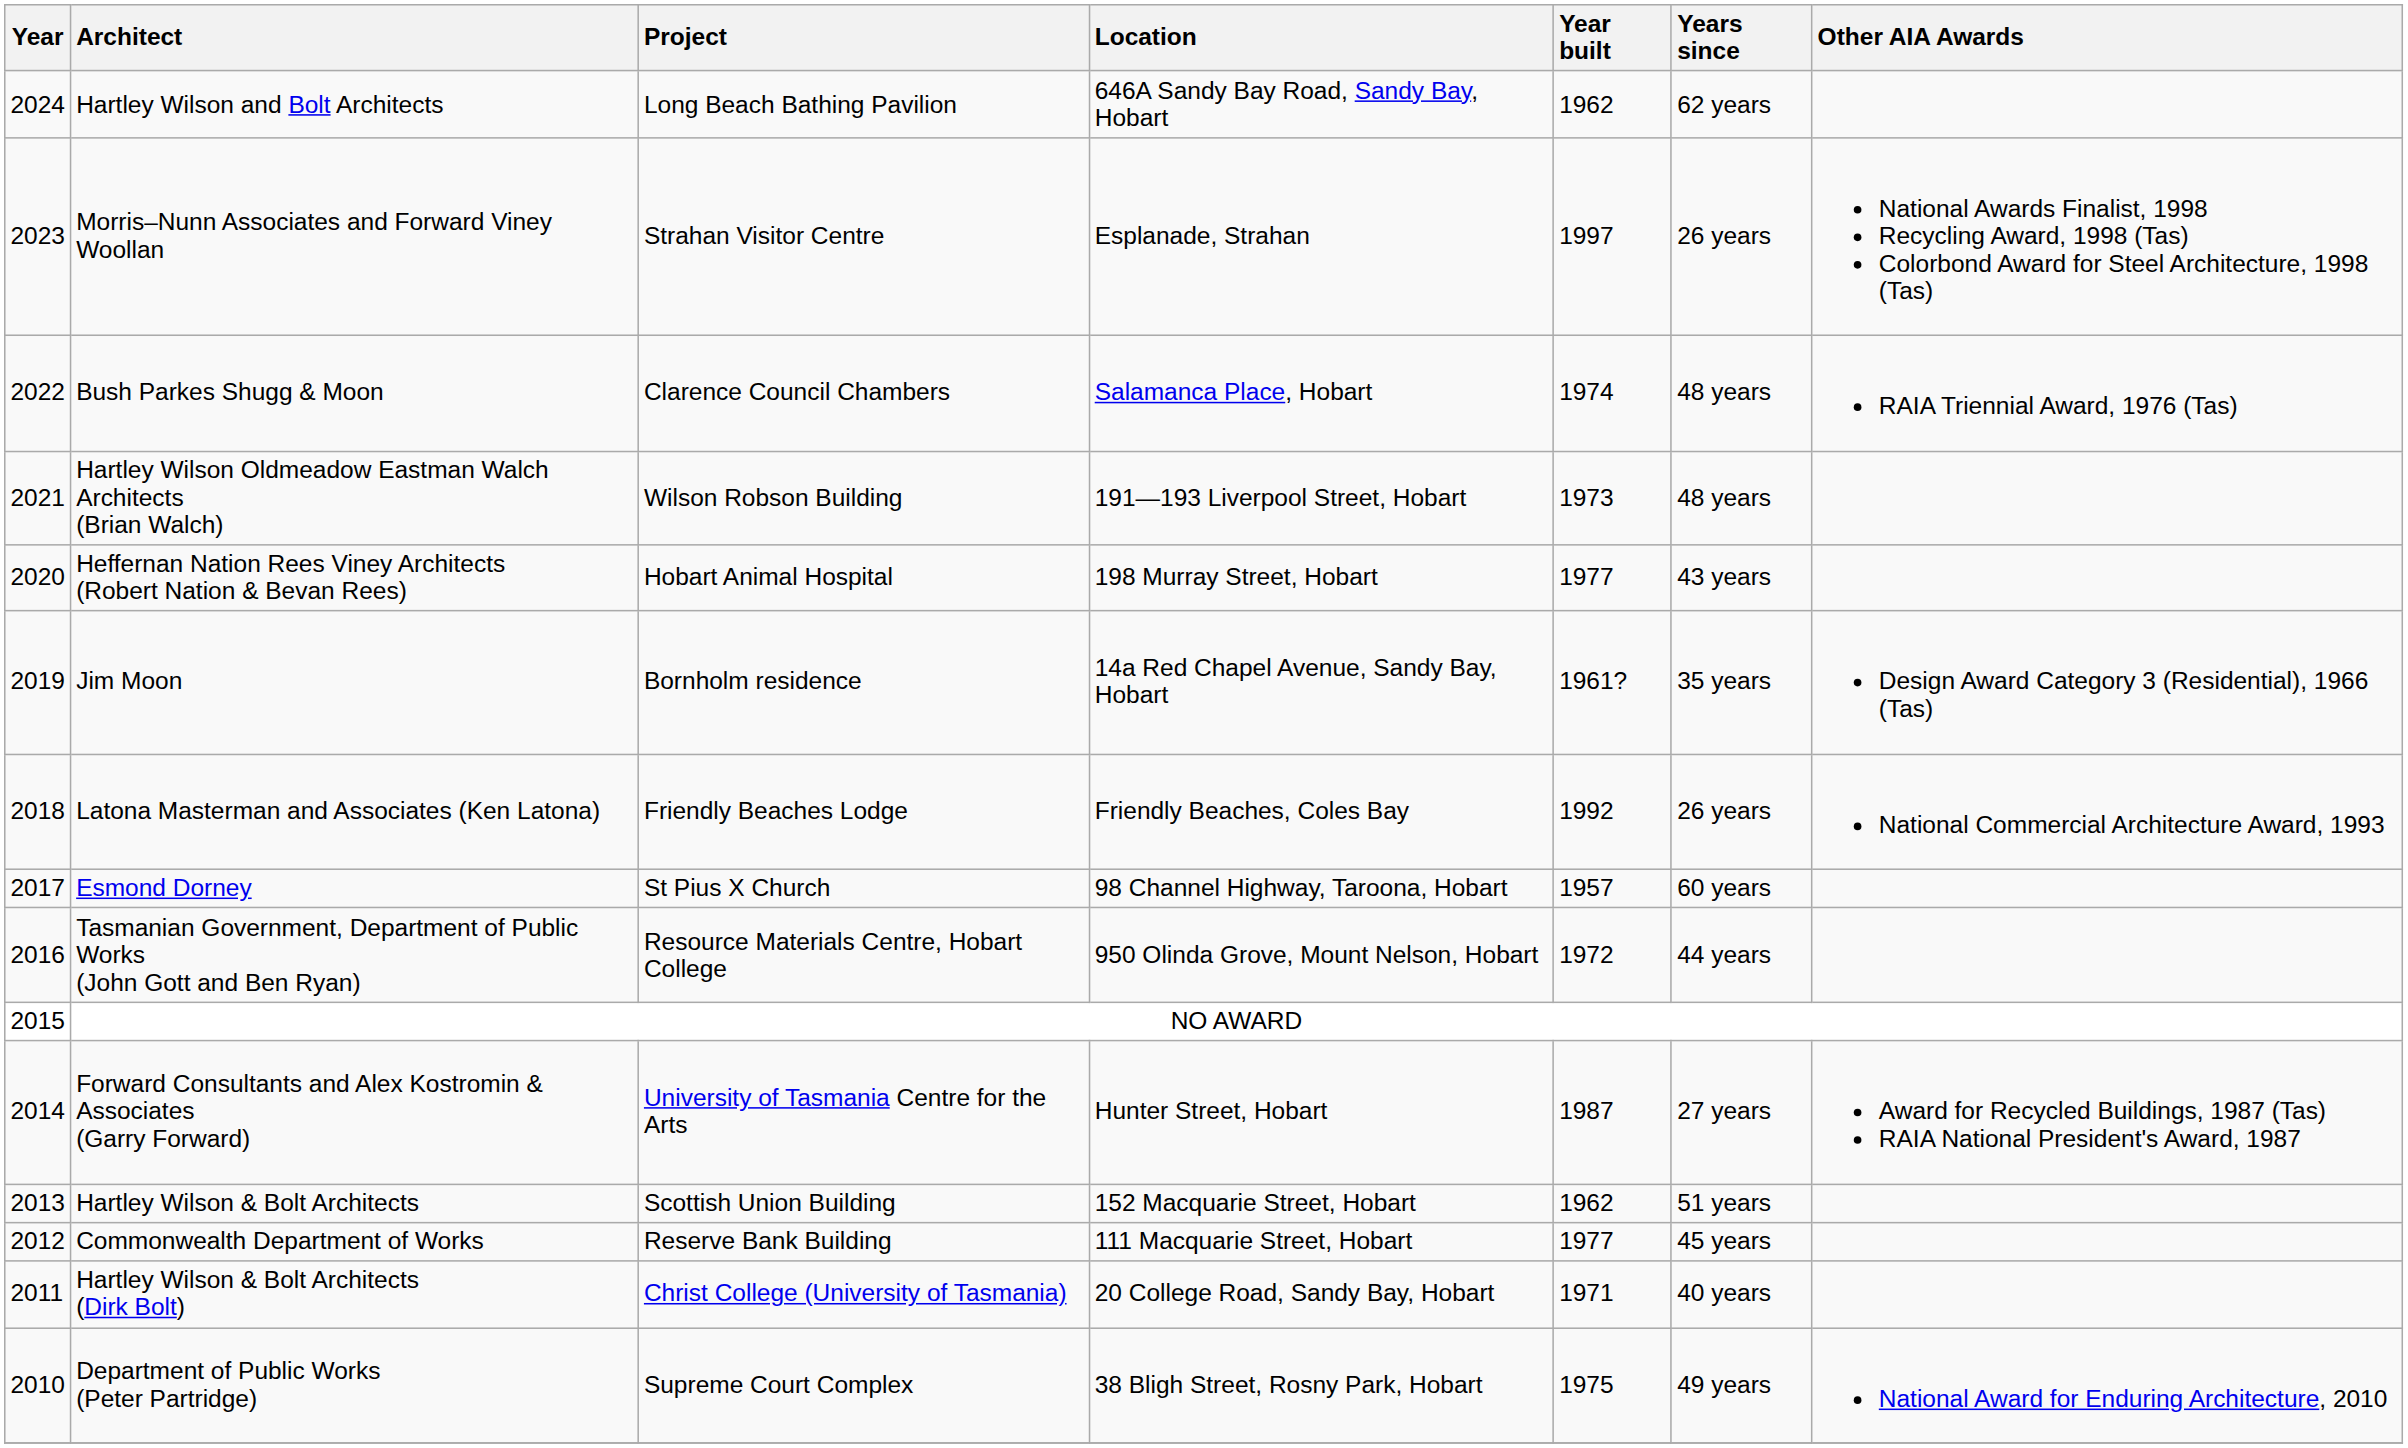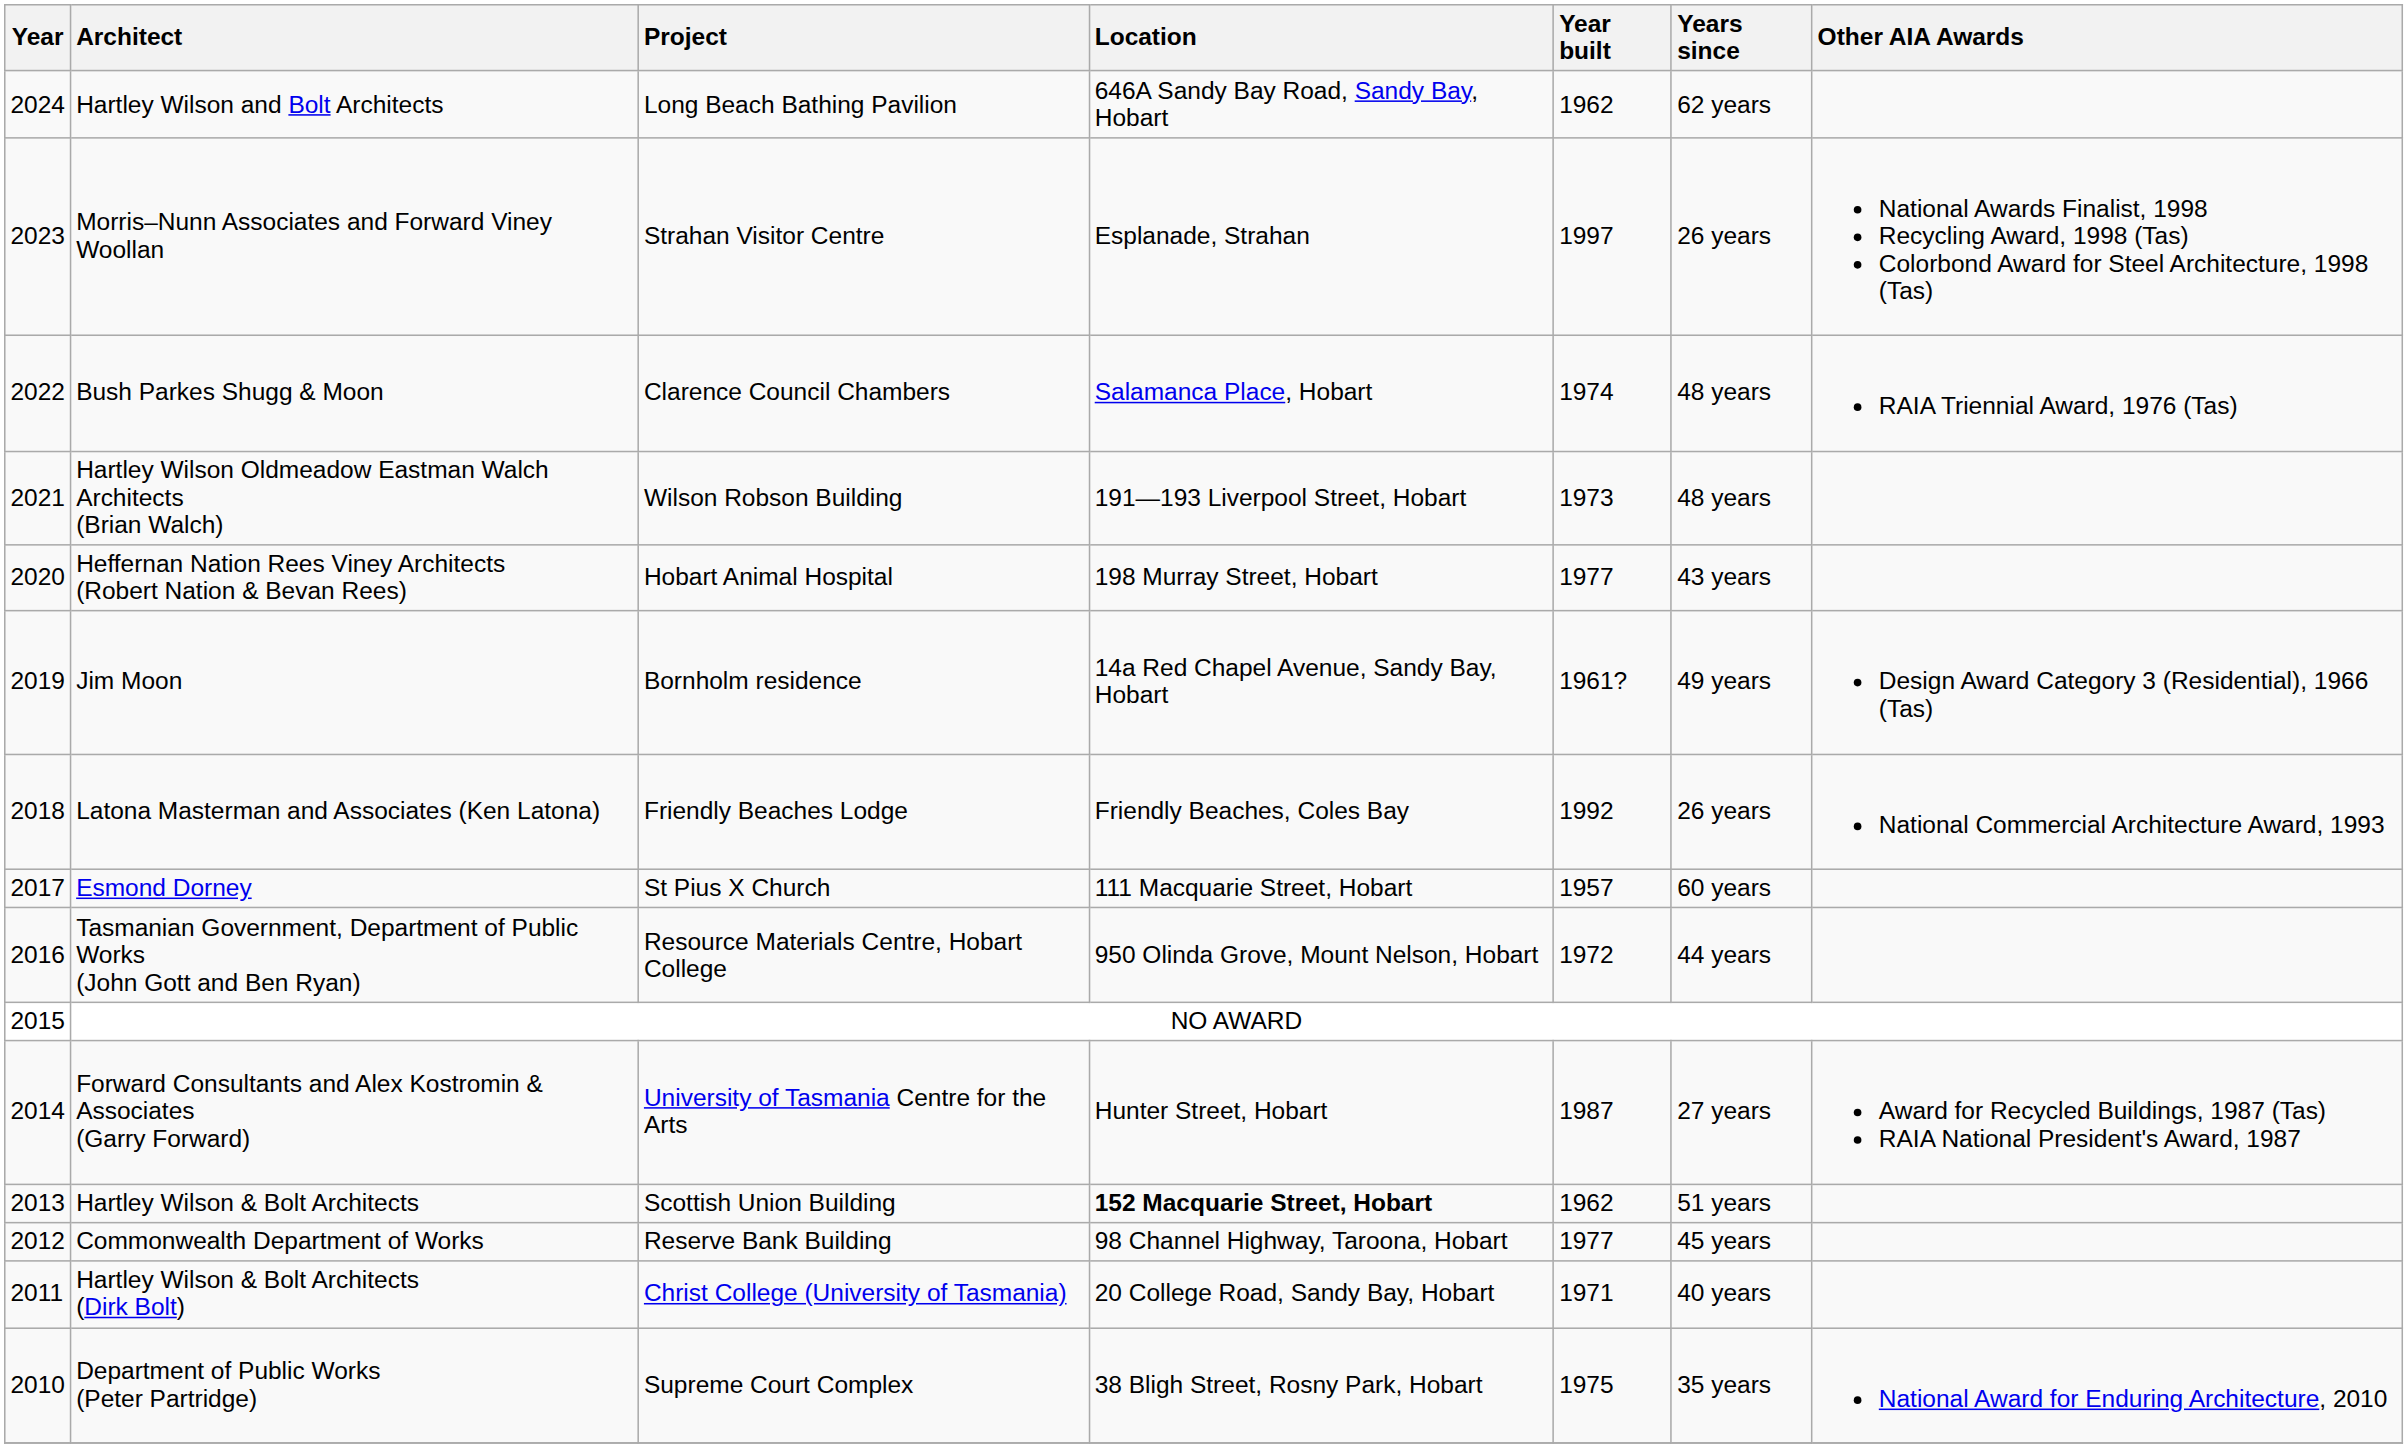(1724, 682) 35 years -> (1724, 682) 49 years
(1301, 888) 98 Channel Highway, Taroona, Hobart -> (1253, 888) 111 Macquarie Street, Hobart
(1255, 1202) normal -> (1263, 1202) bold
(1253, 1241) 111 Macquarie Street, Hobart -> (1301, 1241) 98 Channel Highway, Taroona, Hobart
(1724, 1385) 49 years -> (1724, 1385) 35 years
